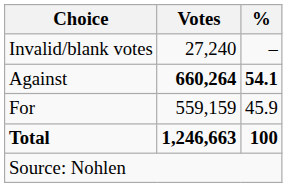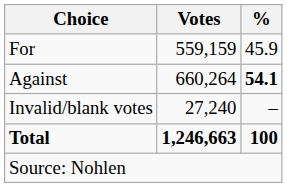rows swapped: (22, 108) <-> (81, 49)
(206, 78) bold -> (206, 78) normal
